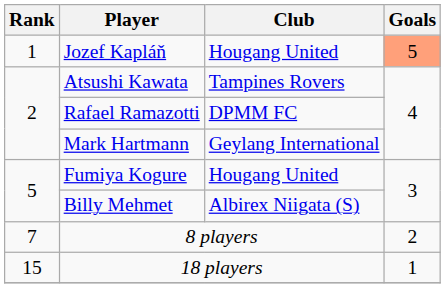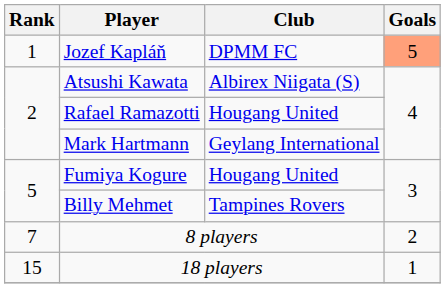(274, 50) Hougang United -> (253, 50) DPMM FC
(277, 81) Tampines Rovers -> (284, 81) Albirex Niigata (S)
(253, 112) DPMM FC -> (274, 112) Hougang United
(284, 205) Albirex Niigata (S) -> (277, 205) Tampines Rovers
